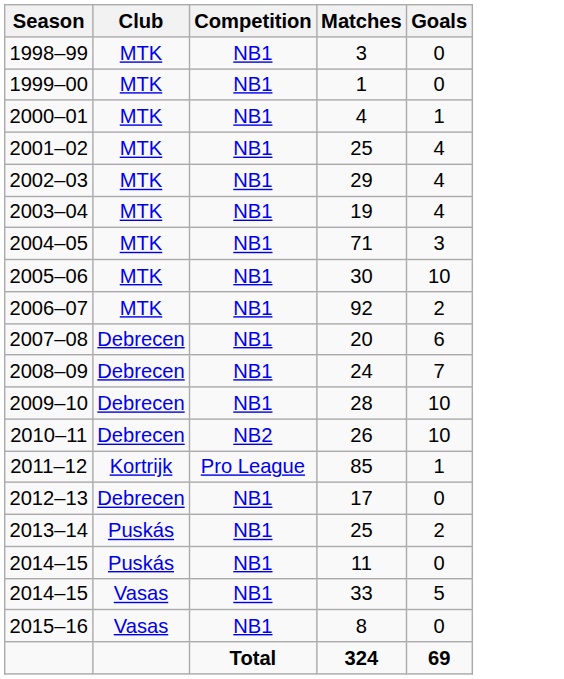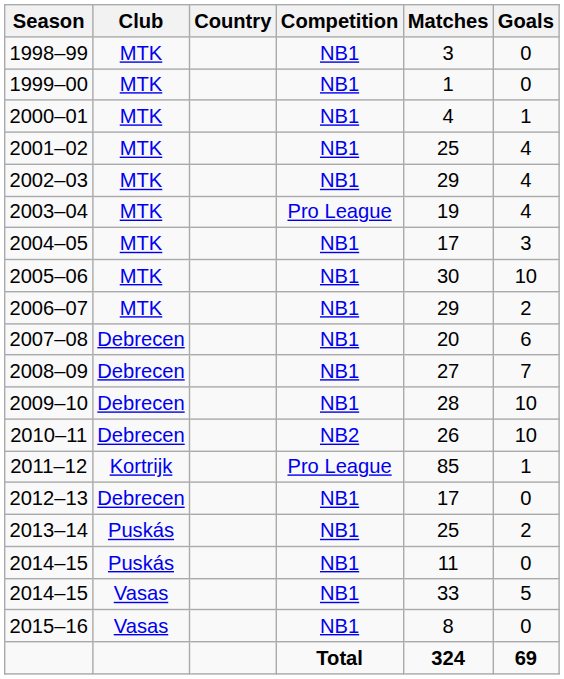+ column: (233, 21)
(253, 212) NB1 -> (340, 212) Pro League
(361, 244) 71 -> (448, 244) 17
(361, 308) 92 -> (448, 308) 29
(361, 371) 24 -> (448, 371) 27
